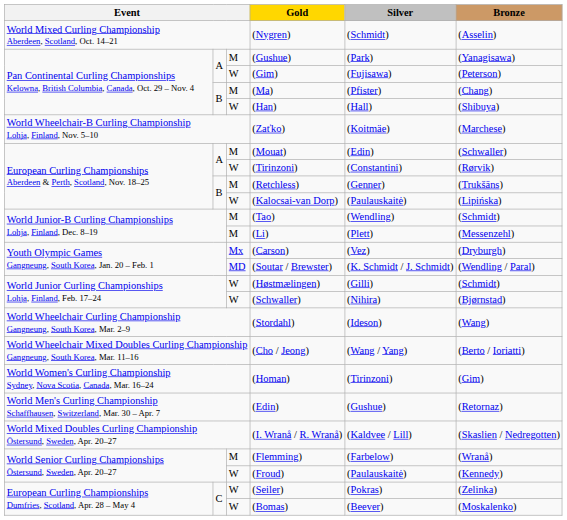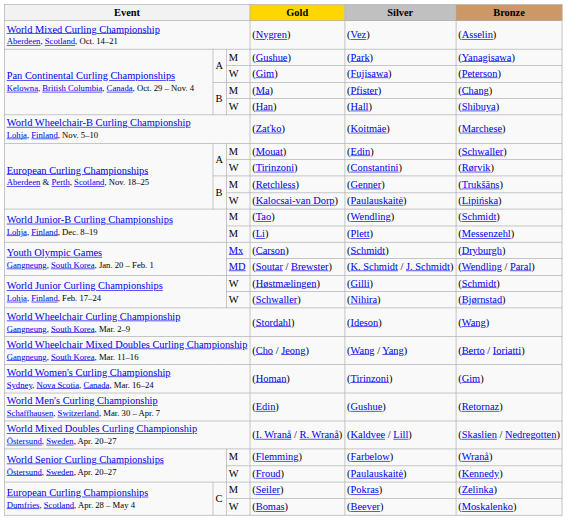(368, 35) (Schmidt) -> (358, 35) (Vez)
(358, 250) (Vez) -> (368, 250) (Schmidt)
(234, 490) W -> (233, 490) M
